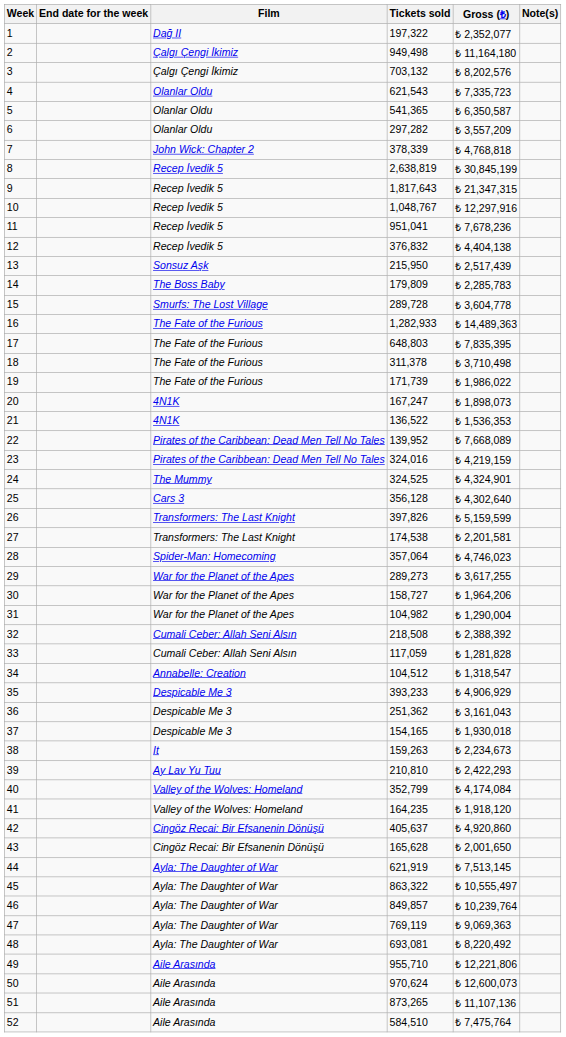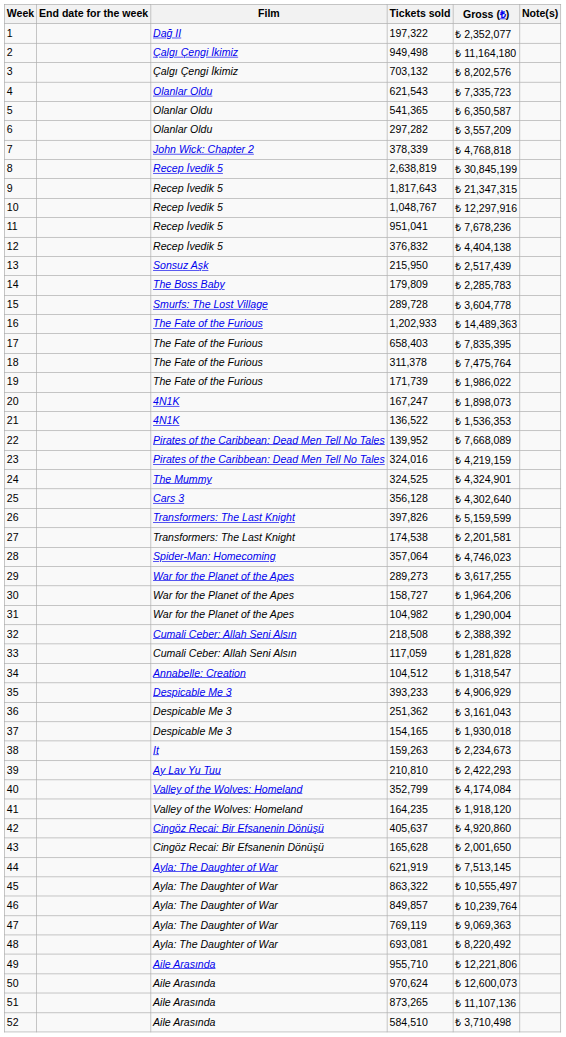(413, 324) 1,282,933 -> (413, 324) 1,202,933
(409, 343) 648,803 -> (409, 343) 658,403
(483, 363) ₺ 3,710,498 -> (483, 363) ₺ 7,475,764
(483, 1023) ₺ 7,475,764 -> (483, 1023) ₺ 3,710,498
